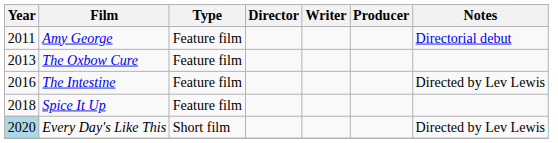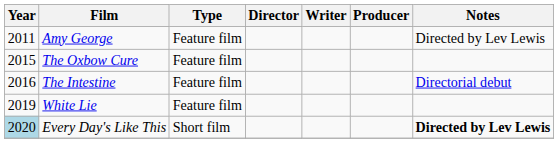(464, 37) Directorial debut -> (480, 37) Directed by Lev Lewis
(22, 60) 2013 -> (22, 60) 2015
(480, 82) Directed by Lev Lewis -> (464, 82) Directorial debut
- row: (74, 104)
+ row: (70, 104)
(480, 127) normal -> (483, 127) bold
